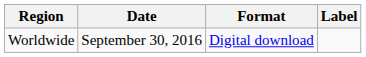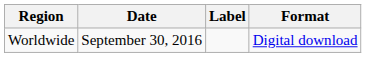columns swapped: (261, 16) <-> (339, 16)
